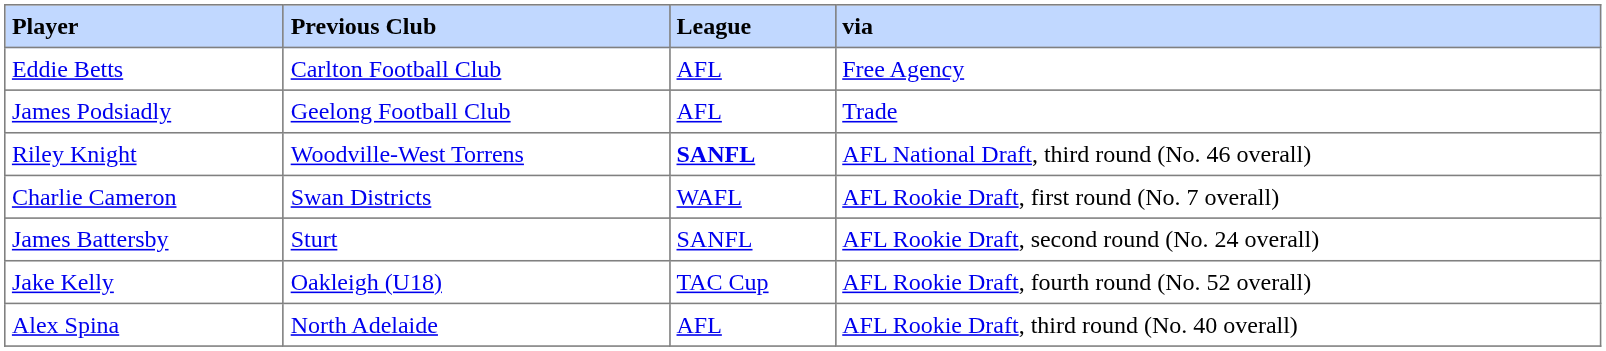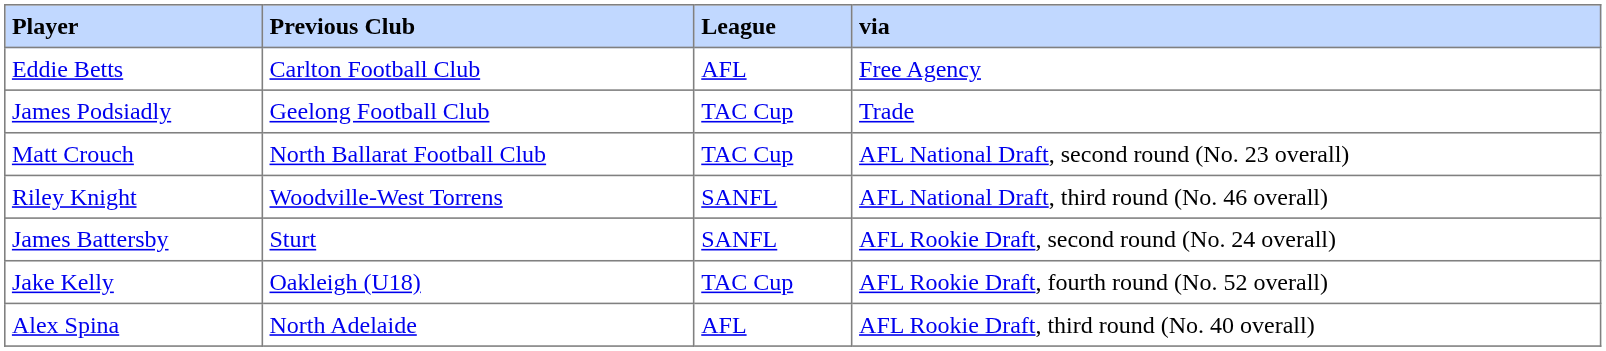(699, 111) AFL -> (747, 111) TAC Cup
+ row: (73, 153)
(716, 153) bold -> (739, 196) normal
- row: (94, 196)
